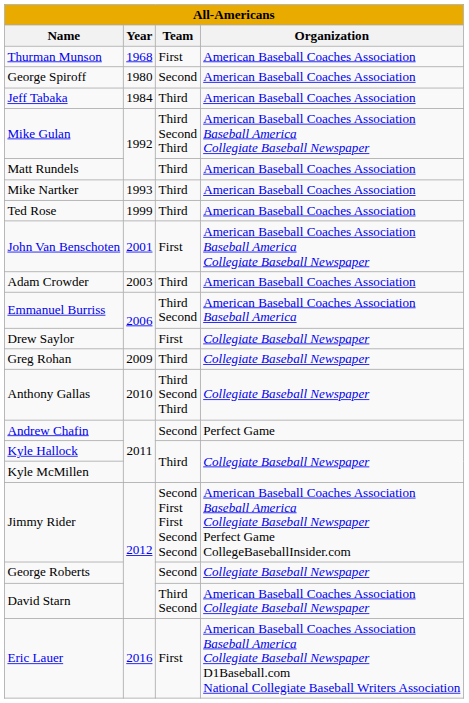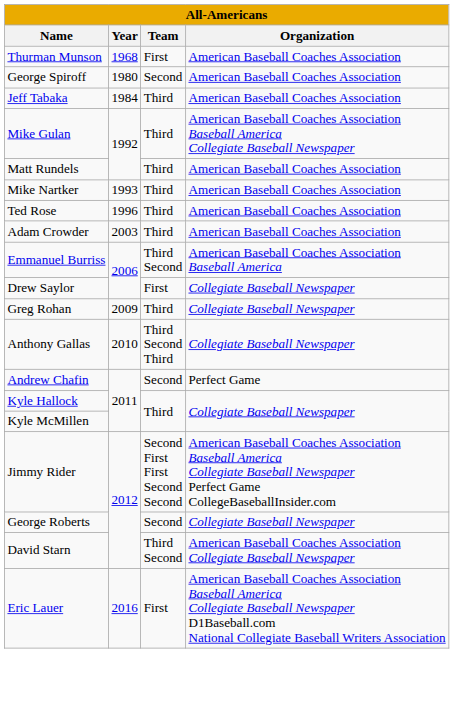(178, 133) Third Second Third -> (158, 133) Third
(139, 210) 1999 -> (125, 210) 1996
- row: (64, 246)
